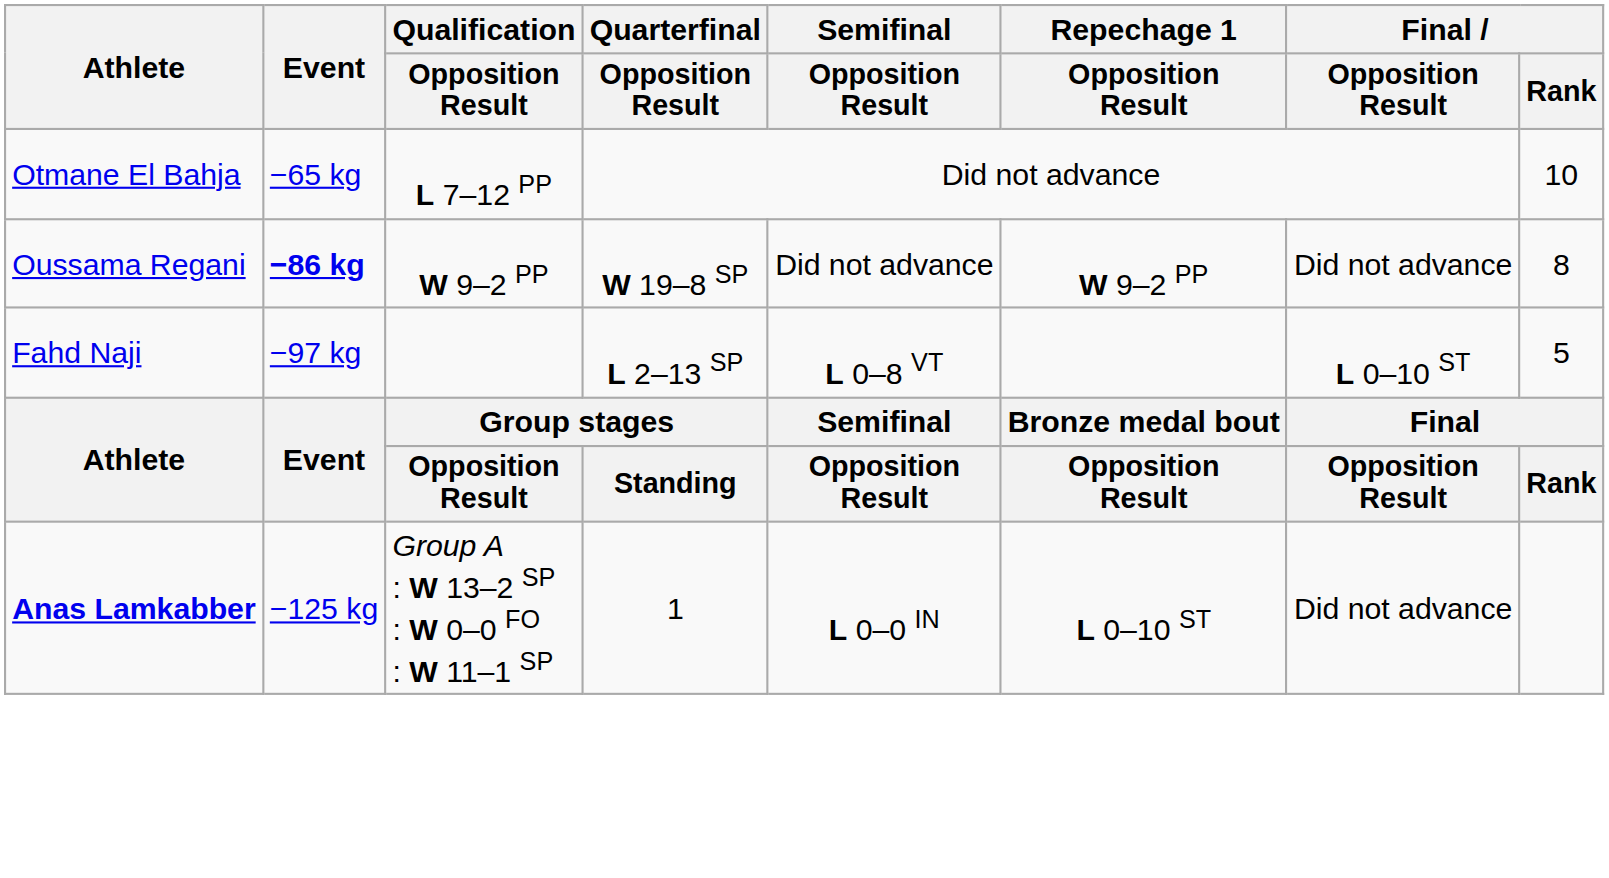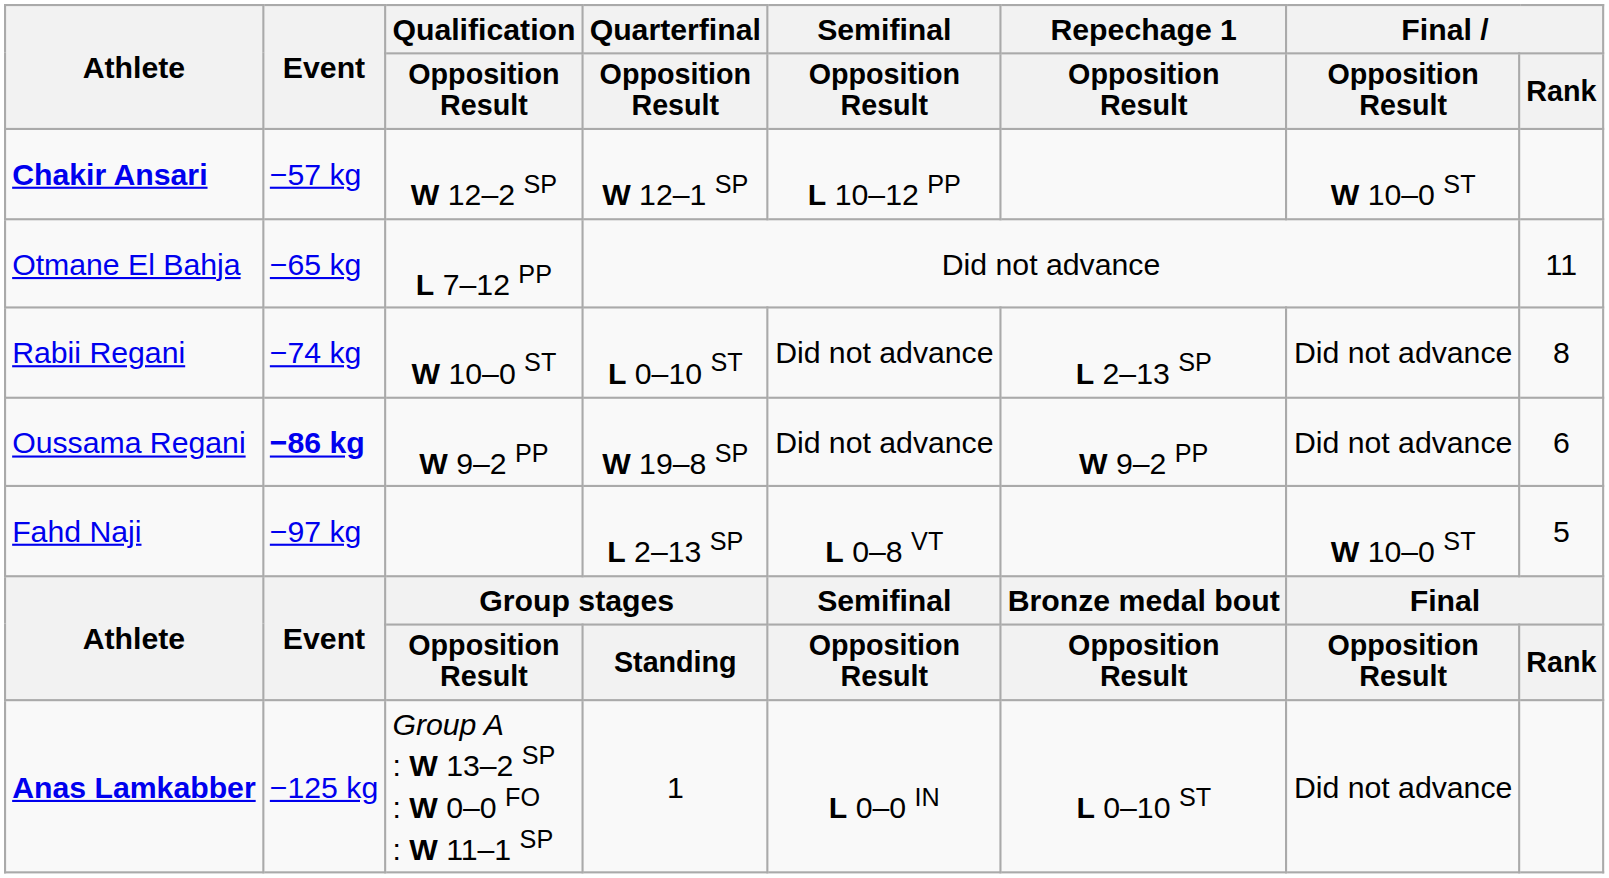+ row: (110, 174)
(1561, 174) 10 -> (1561, 264) 11
+ row: (99, 353)
(1561, 264) 8 -> (1561, 443) 6
(1403, 370) L 0–10 ST -> (1403, 549) W 10–0 ST
